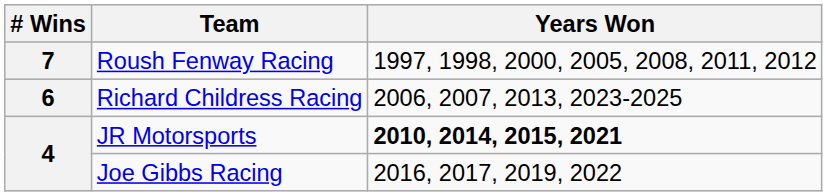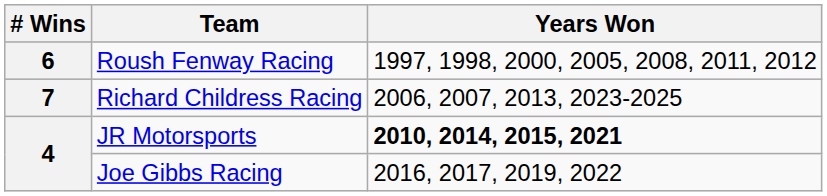(48, 61) 7 -> (48, 61) 6
(48, 98) 6 -> (48, 98) 7
